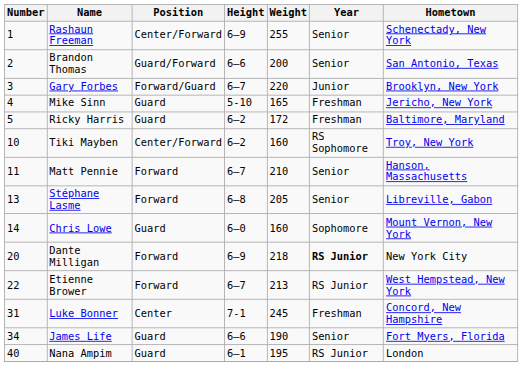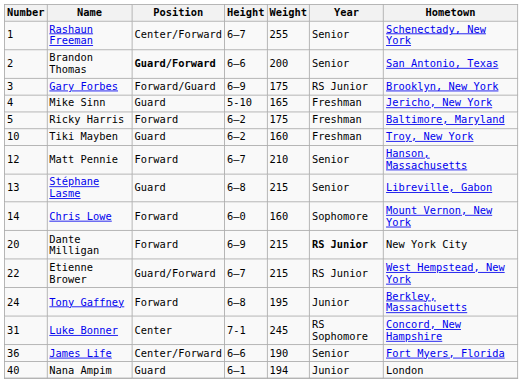(236, 36) 6–9 -> (236, 36) 6–7
(175, 64) normal -> (175, 64) bold
(236, 87) 6–7 -> (236, 87) 6–9
(279, 87) 220 -> (279, 87) 175
(331, 87) Junior -> (340, 87) RS Junior
(150, 120) Guard -> (156, 120) Forward
(279, 120) 172 -> (279, 120) 175
(178, 143) Center/Forward -> (150, 137) Guard
(340, 143) RS Sophomore -> (337, 137) Freshman
(13, 172) 11 -> (13, 160) 12
(156, 200) Forward -> (150, 188) Guard
(279, 200) 205 -> (279, 188) 215
(150, 229) Guard -> (156, 217) Forward
(279, 257) 218 -> (279, 245) 215
(156, 286) Forward -> (175, 274) Guard/Forward
(279, 286) 213 -> (279, 274) 215
+ row: (87, 302)
(337, 314) Freshman -> (340, 331) RS Sophomore
(13, 337) 34 -> (13, 353) 36
(150, 337) Guard -> (178, 353) Center/Forward
(279, 353) 195 -> (279, 370) 194
(340, 353) RS Junior -> (331, 370) Junior
